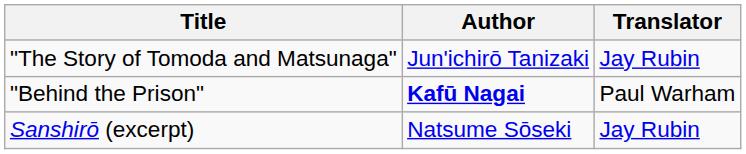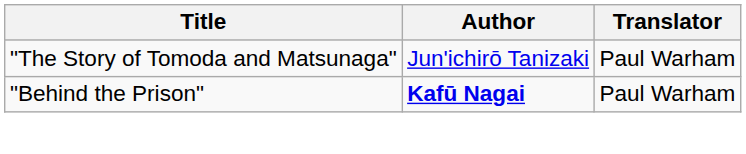(650, 58) Jay Rubin -> (667, 58) Paul Warham
- row: (102, 129)
